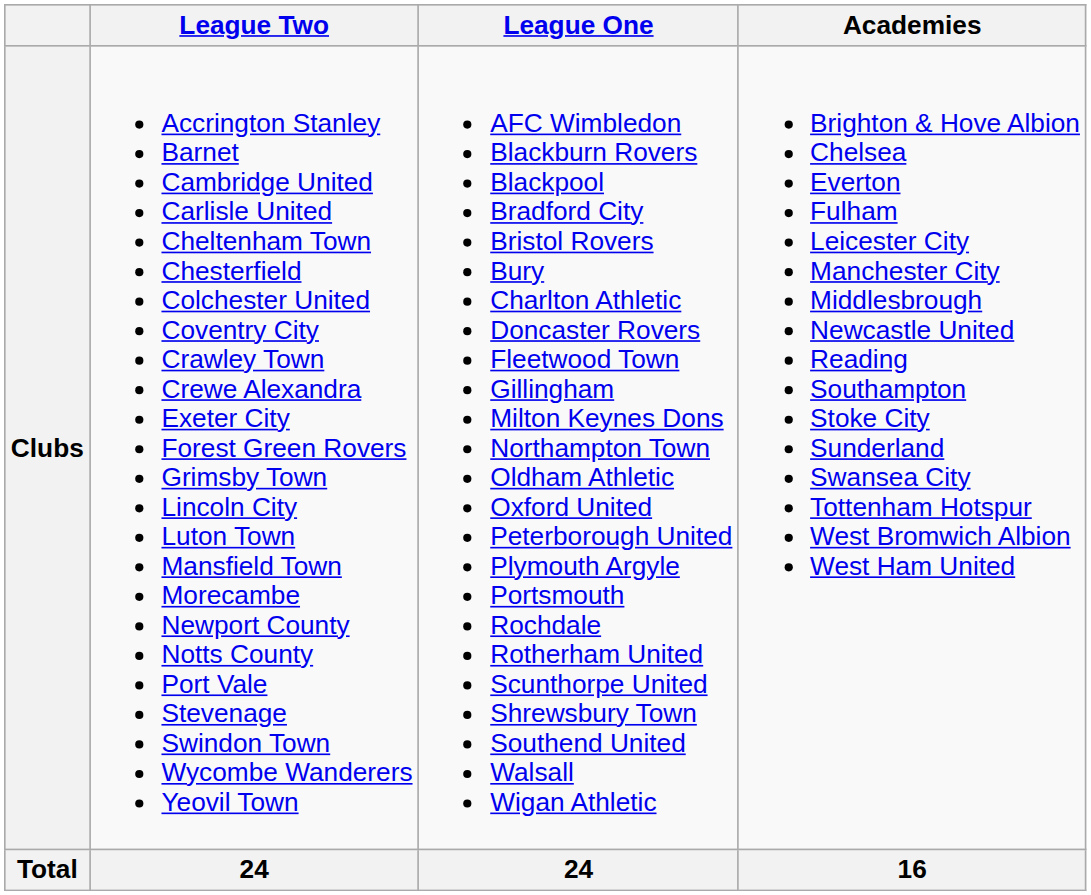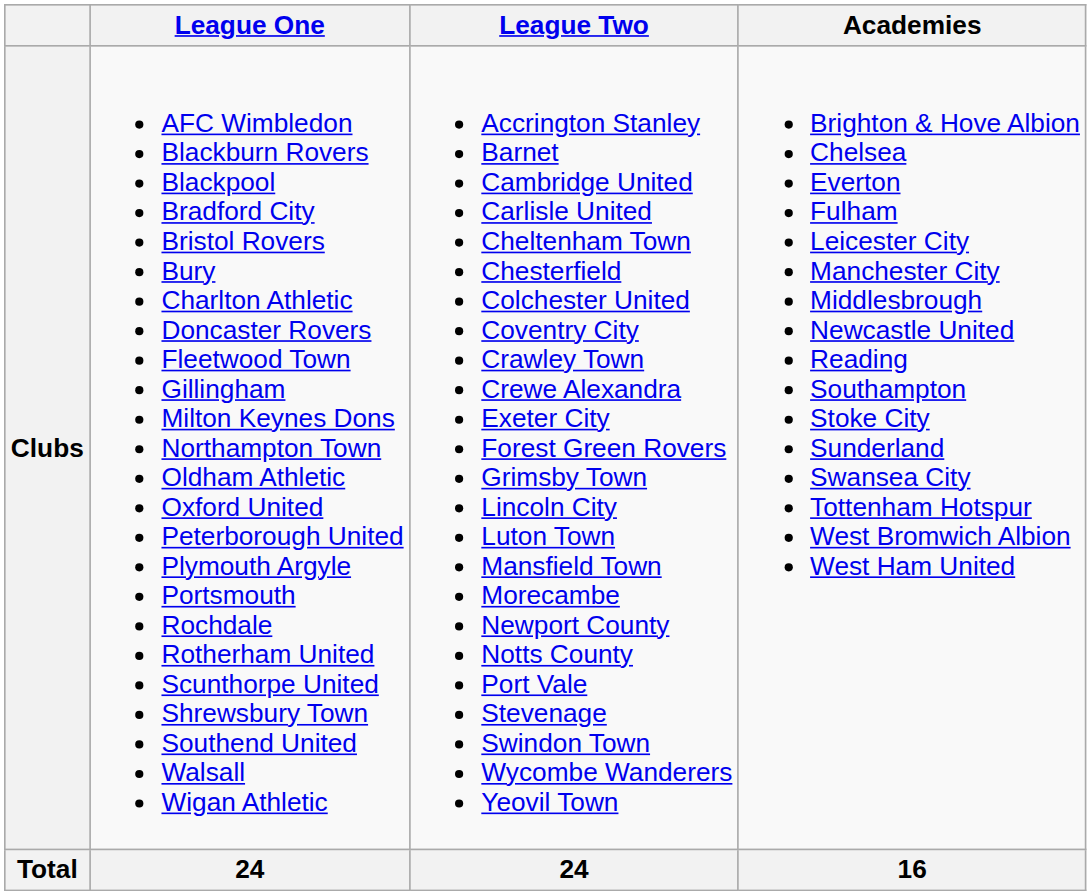columns swapped: (578, 25) <-> (254, 25)
